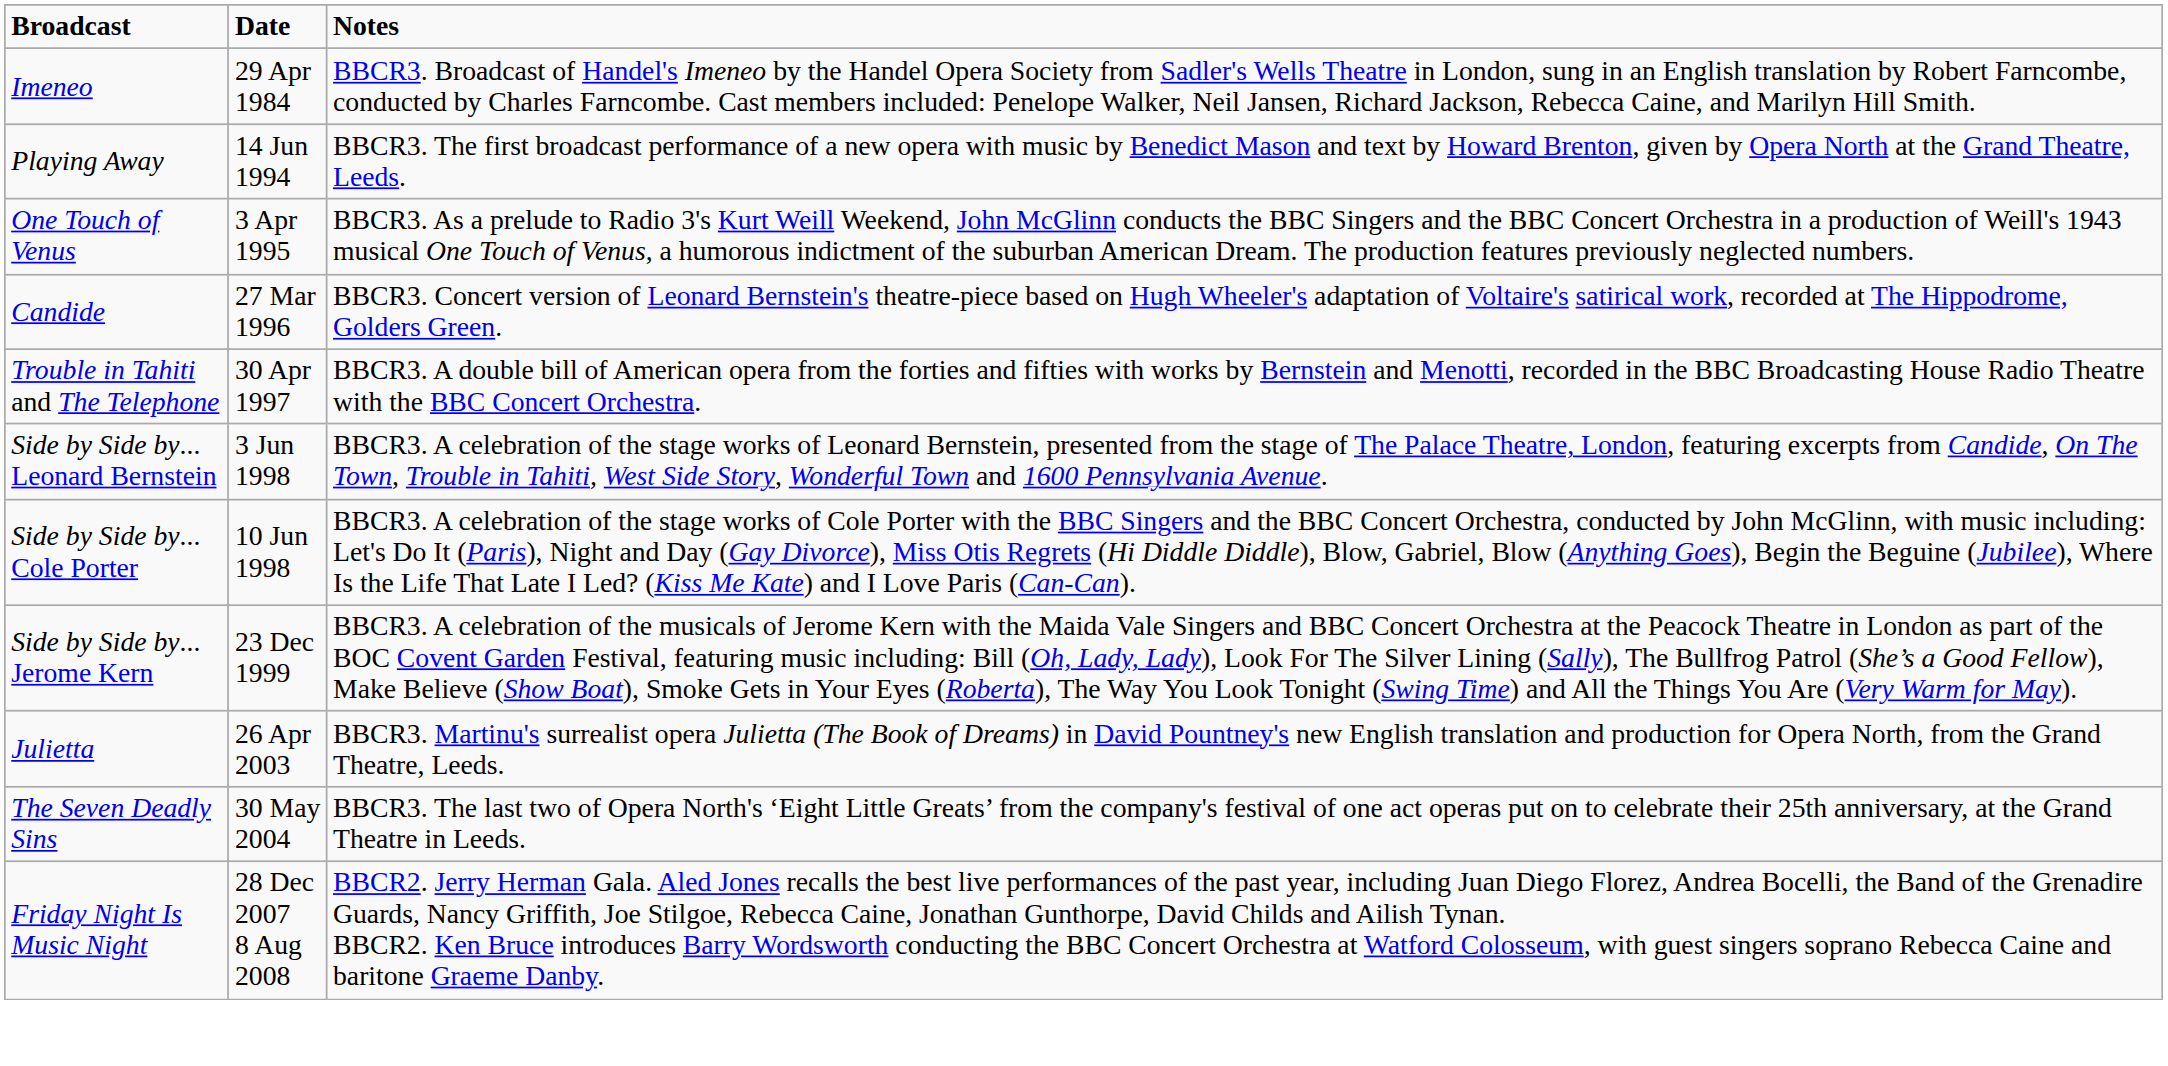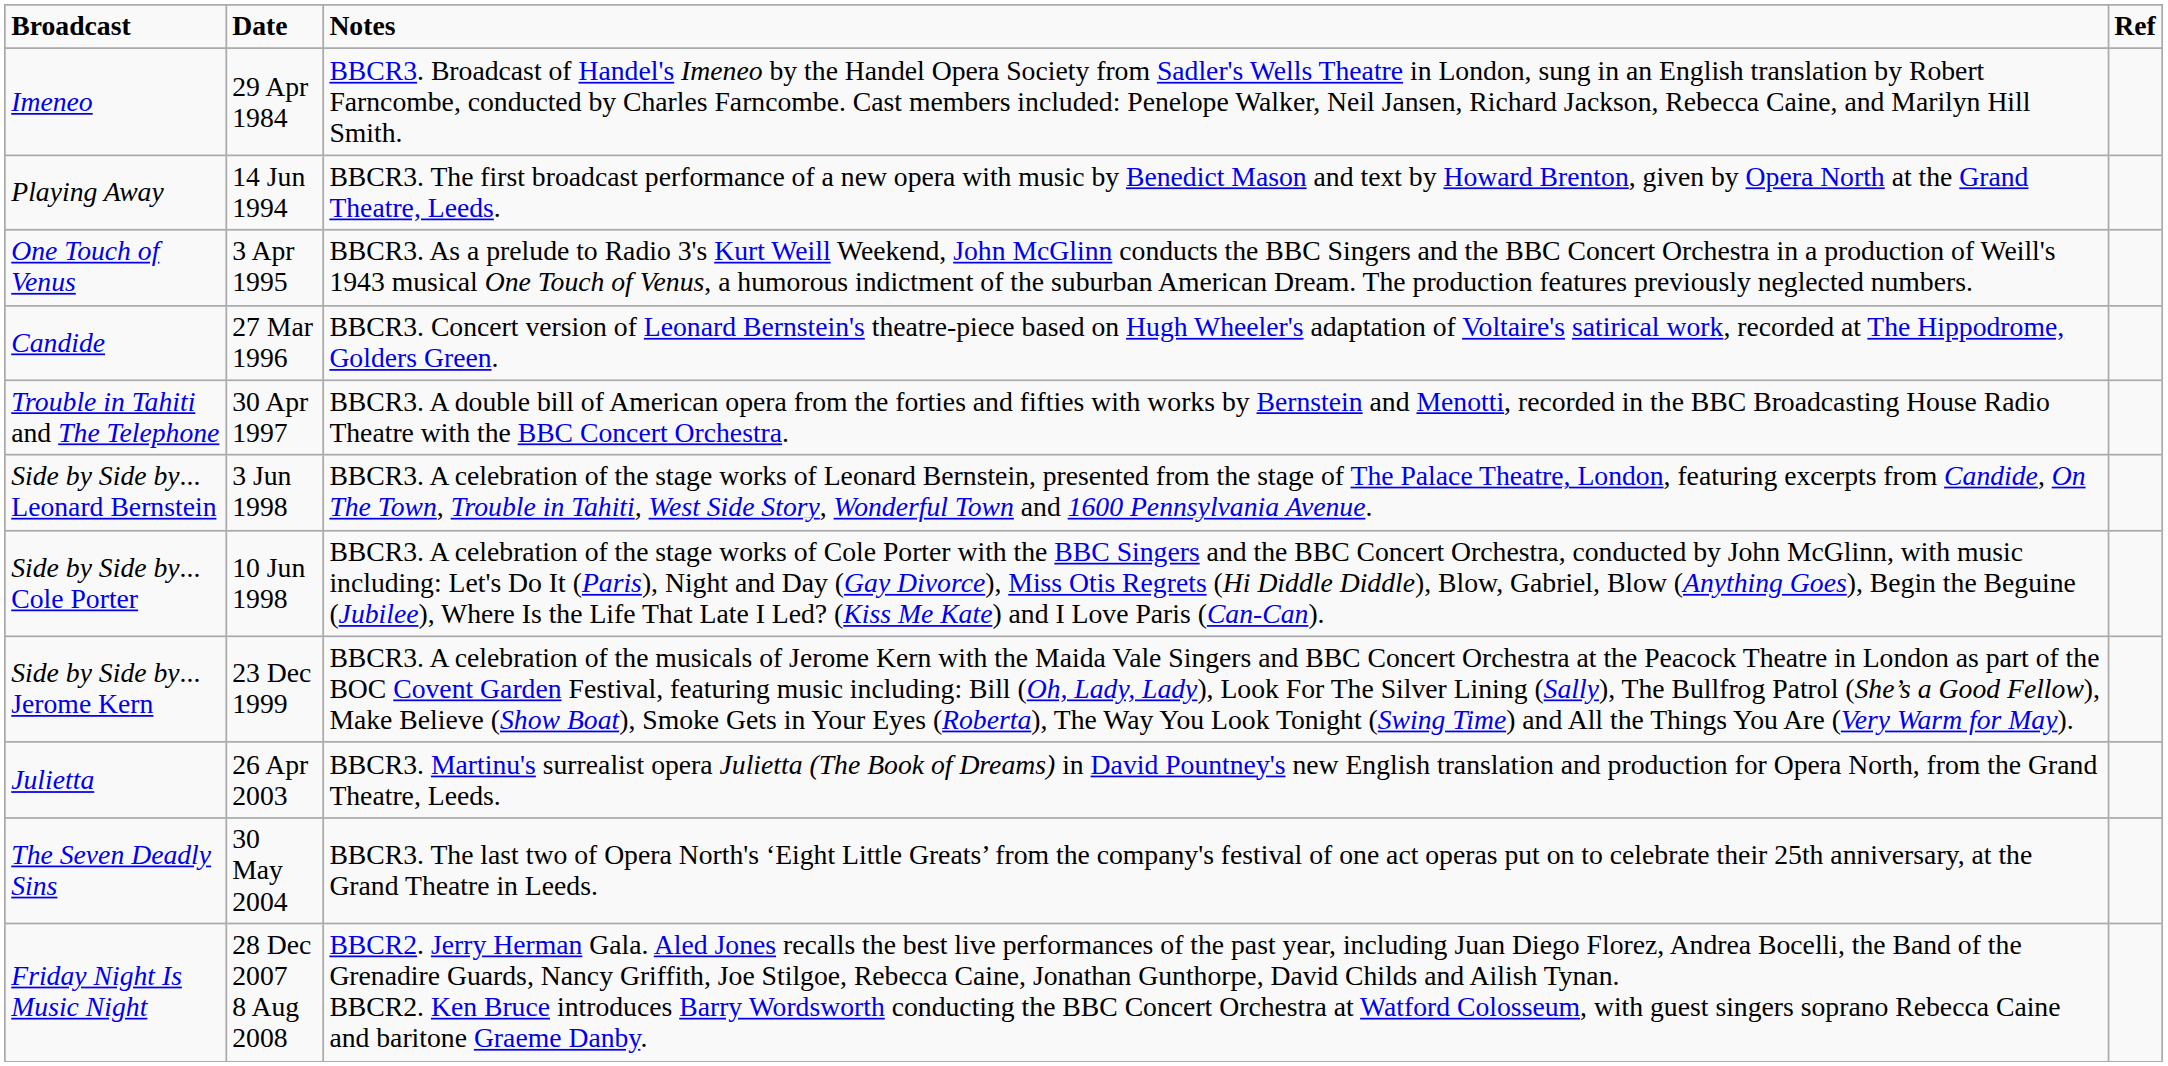+ column: (2135, 26)
